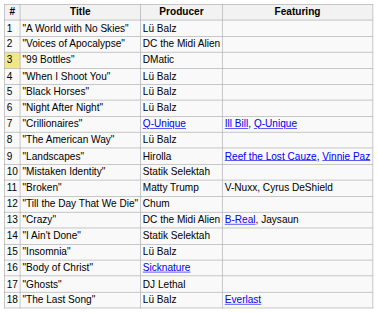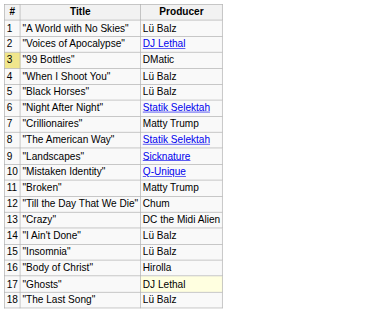- column: (298, 12)
(181, 44) DC the Midi Alien -> (164, 44) DJ Lethal
(160, 108) Lü Balz -> (176, 108) Statik Selektah
(164, 124) Q-Unique -> (171, 124) Matty Trump
(160, 140) Lü Balz -> (176, 140) Statik Selektah
(157, 156) Hirolla -> (167, 156) Sicknature
(176, 172) Statik Selektah -> (164, 172) Q-Unique
(176, 236) Statik Selektah -> (160, 236) Lü Balz
(167, 268) Sicknature -> (157, 268) Hirolla
(164, 284) no background -> (164, 284) lightyellow background
